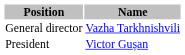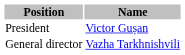rows swapped: (27, 44) <-> (44, 28)
